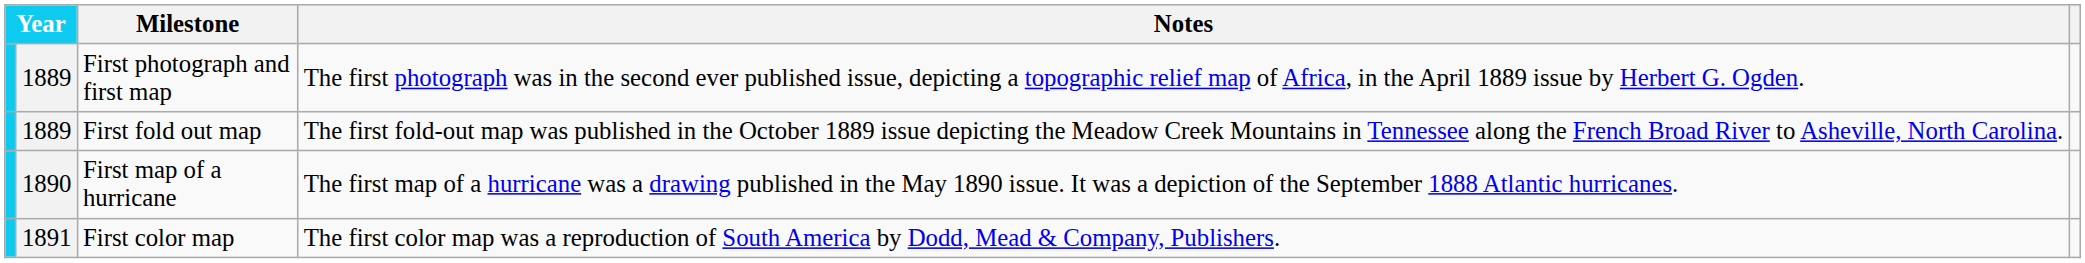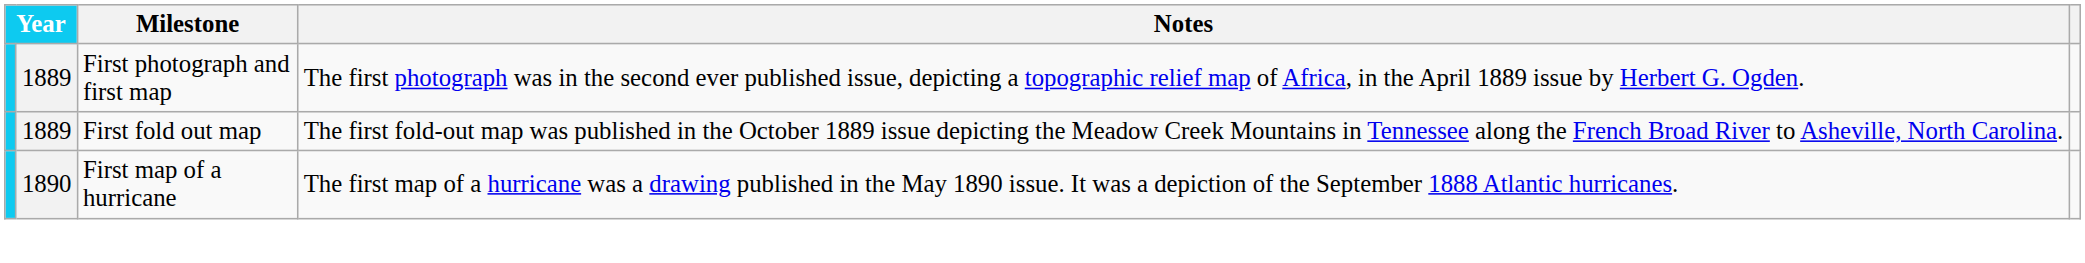- row: (159, 237)
